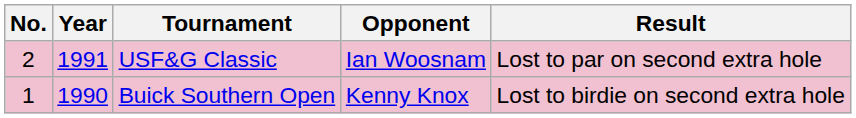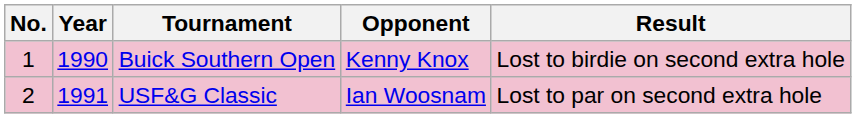rows swapped: (227, 95) <-> (198, 59)
